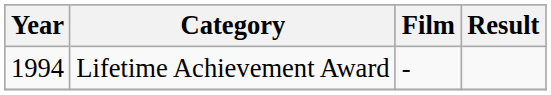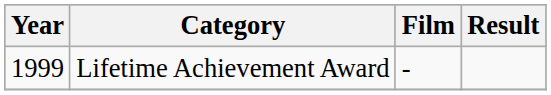(38, 67) 1994 -> (38, 67) 1999
